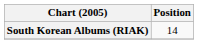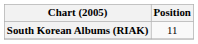(172, 30) 14 -> (172, 30) 11
